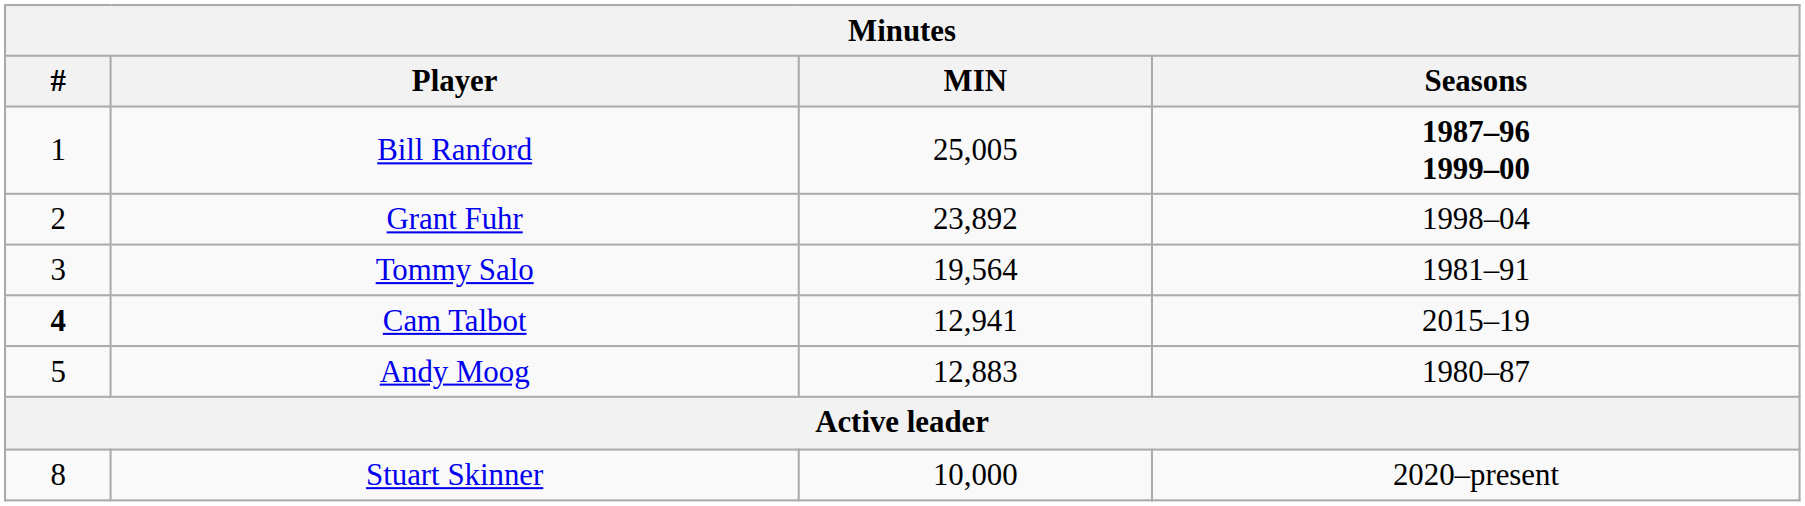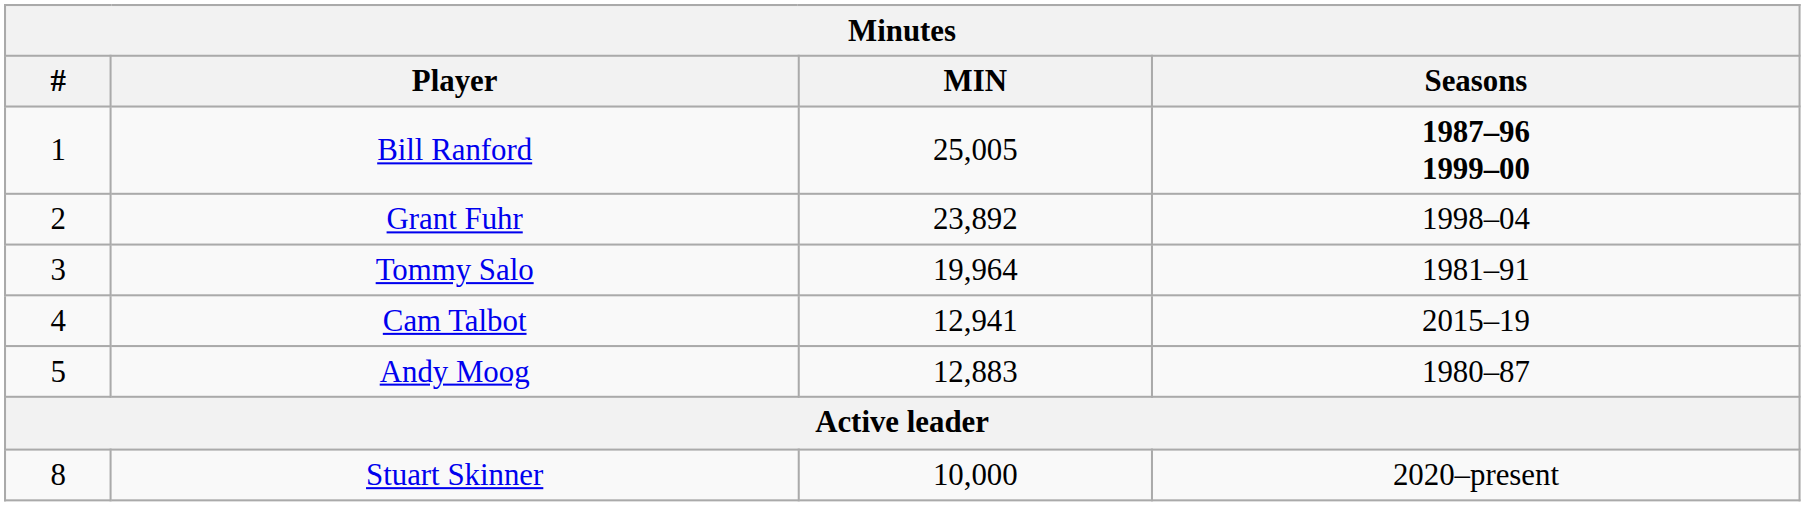(975, 270) 19,564 -> (975, 270) 19,964
(58, 321) bold -> (58, 321) normal
